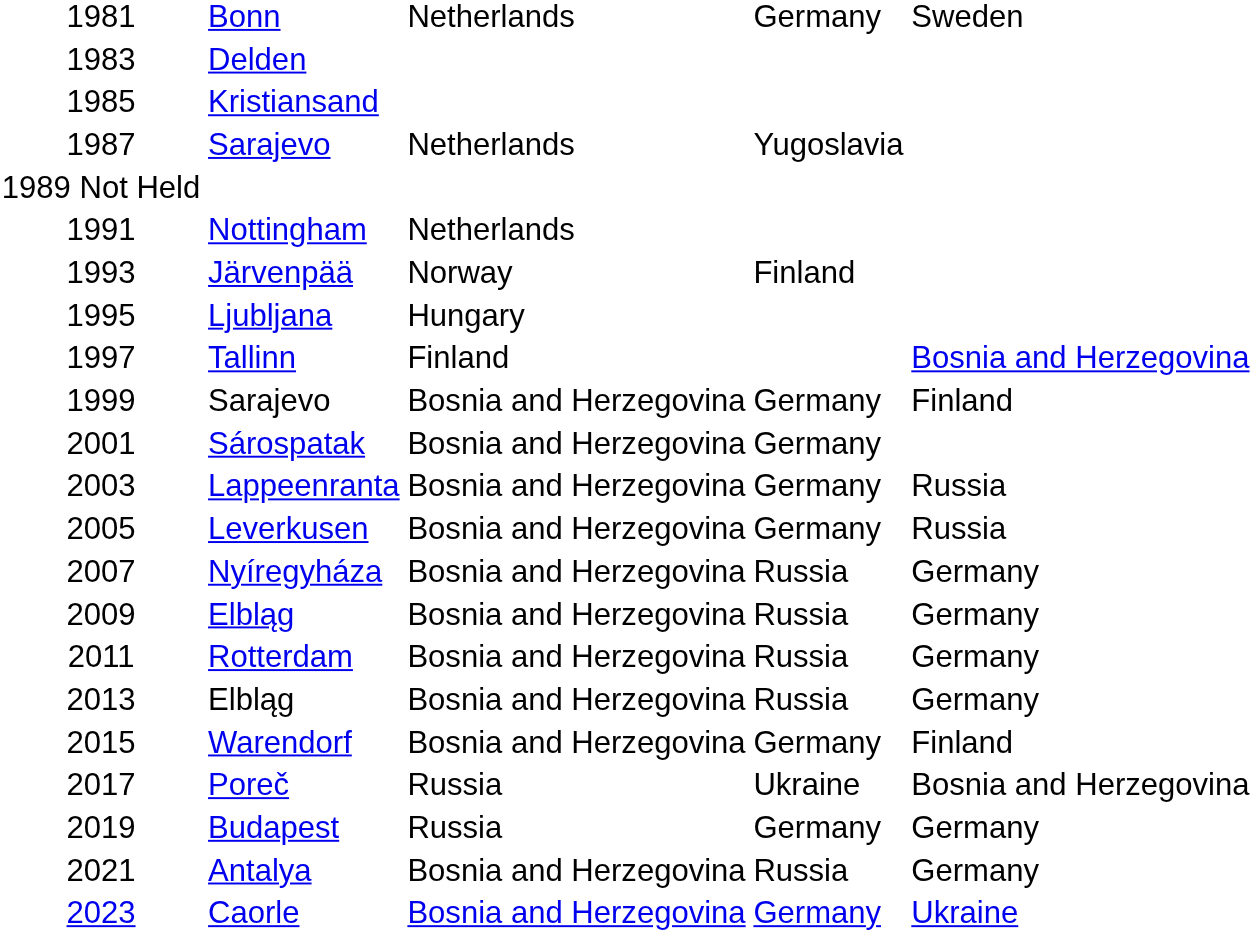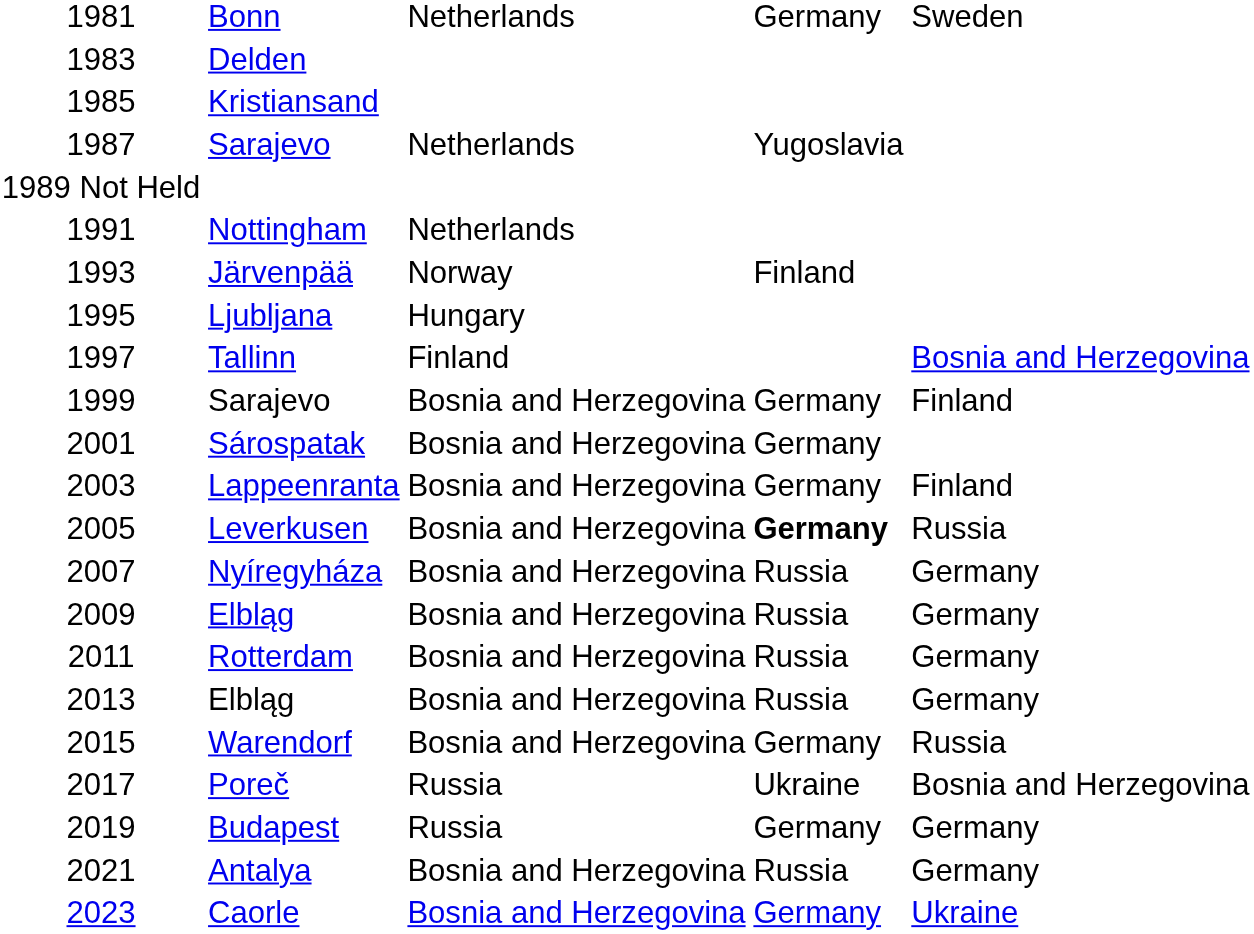(959, 486) Russia -> (962, 486) Finland
(817, 528) normal -> (821, 528) bold
(962, 742) Finland -> (959, 742) Russia
